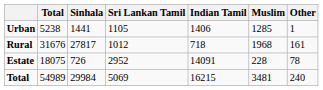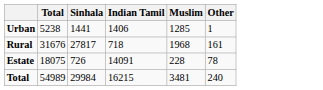- column: (147, 12)
